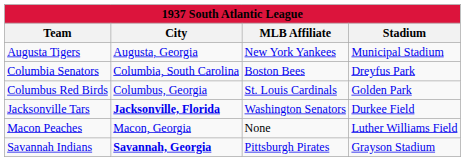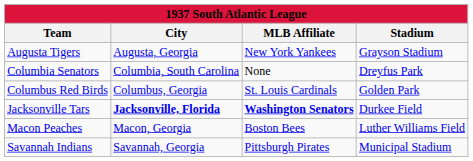(398, 52) Municipal Stadium -> (401, 52) Grayson Stadium
(275, 71) Boston Bees -> (258, 71) None
(295, 109) normal -> (299, 109) bold
(258, 128) None -> (275, 128) Boston Bees
(162, 147) bold -> (159, 147) normal
(393, 147) Grayson Stadium -> (405, 147) Municipal Stadium
